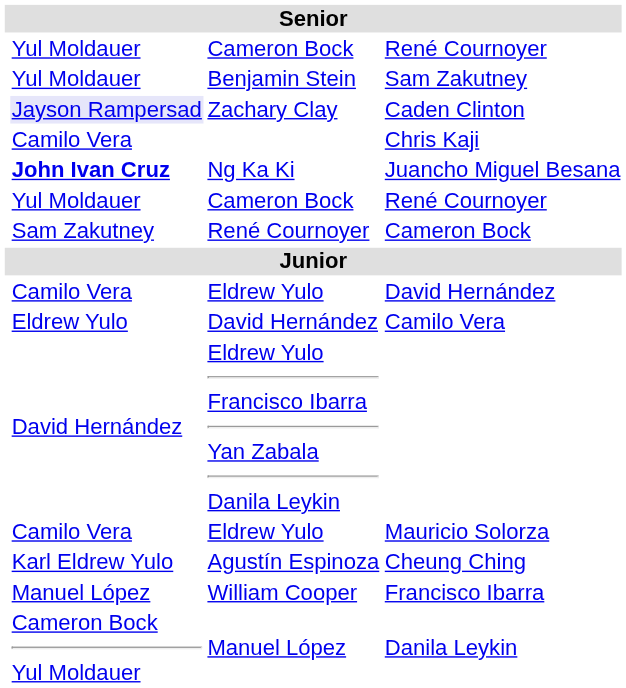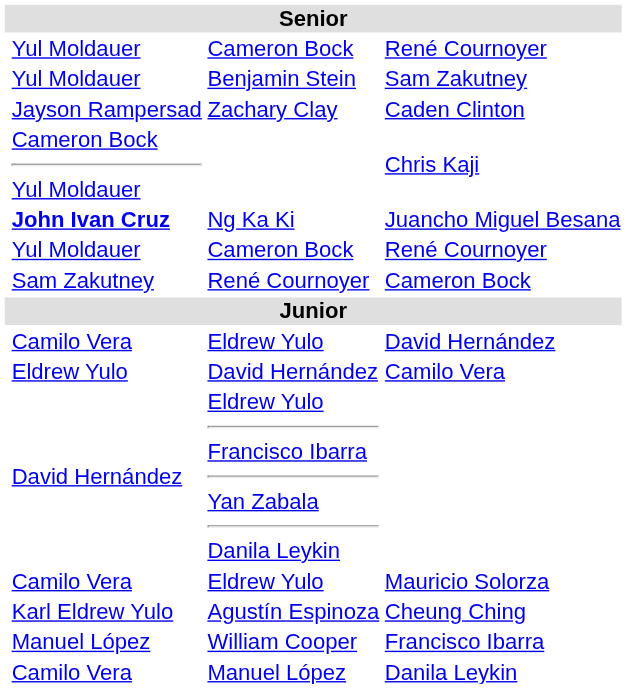(107, 109) lavender background -> (107, 109) no background
(72, 139) Camilo Vera -> (107, 164) Cameron Bock Yul Moldauer
(107, 647) Cameron Bock Yul Moldauer -> (72, 672) Camilo Vera
